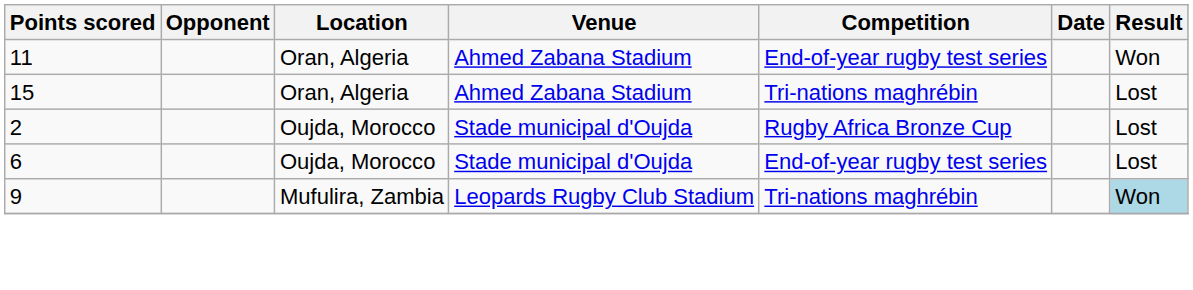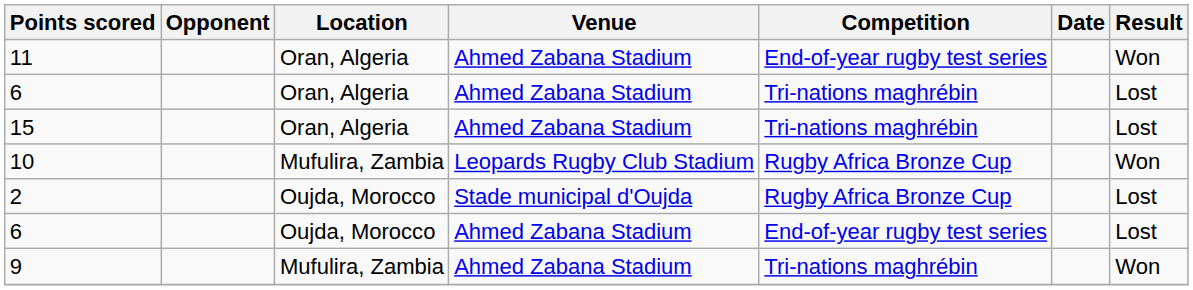+ row: (16, 92)
+ row: (22, 162)
(573, 162) Stade municipal d'Oujda -> (573, 232) Ahmed Zabana Stadium
(604, 197) Leopards Rugby Club Stadium -> (573, 267) Ahmed Zabana Stadium
(1138, 197) lightblue background -> (1138, 267) no background
